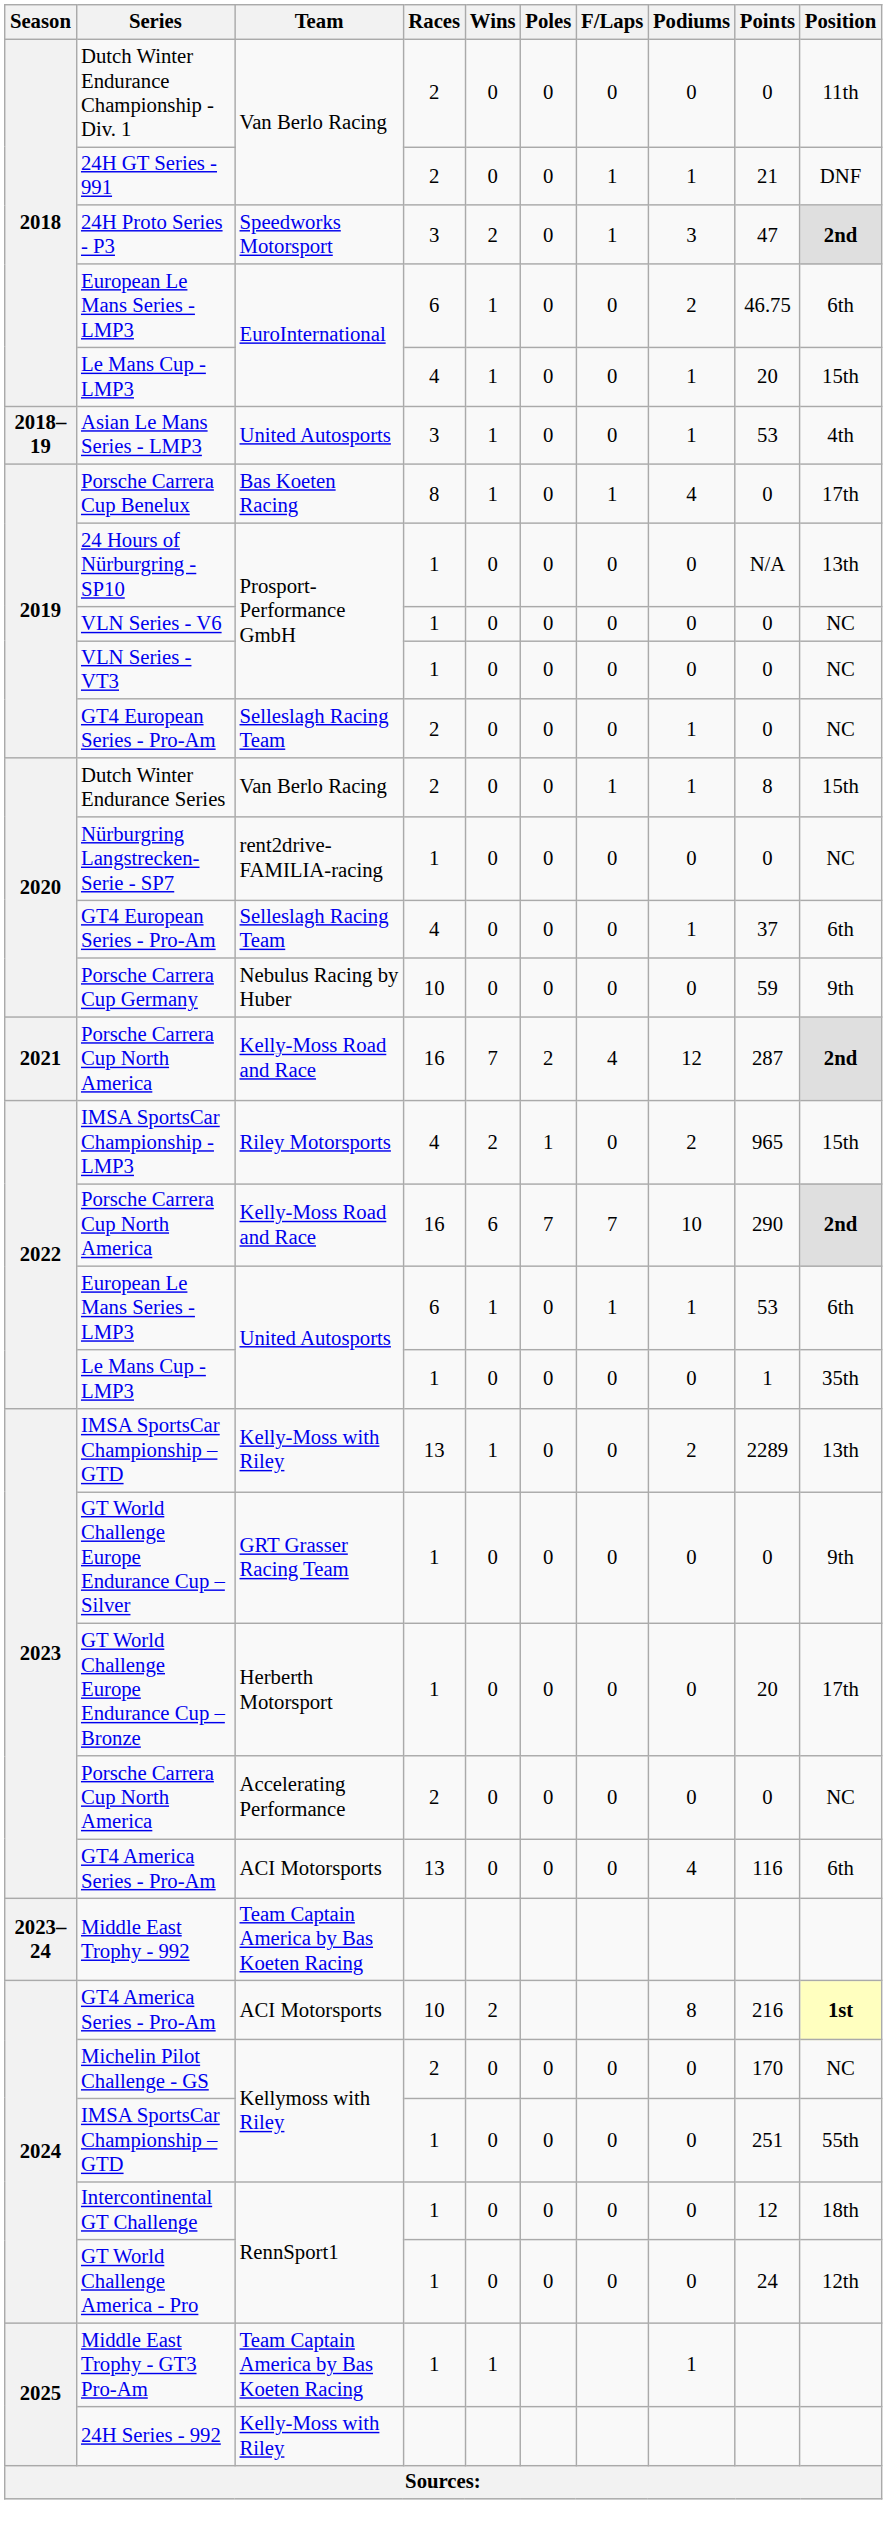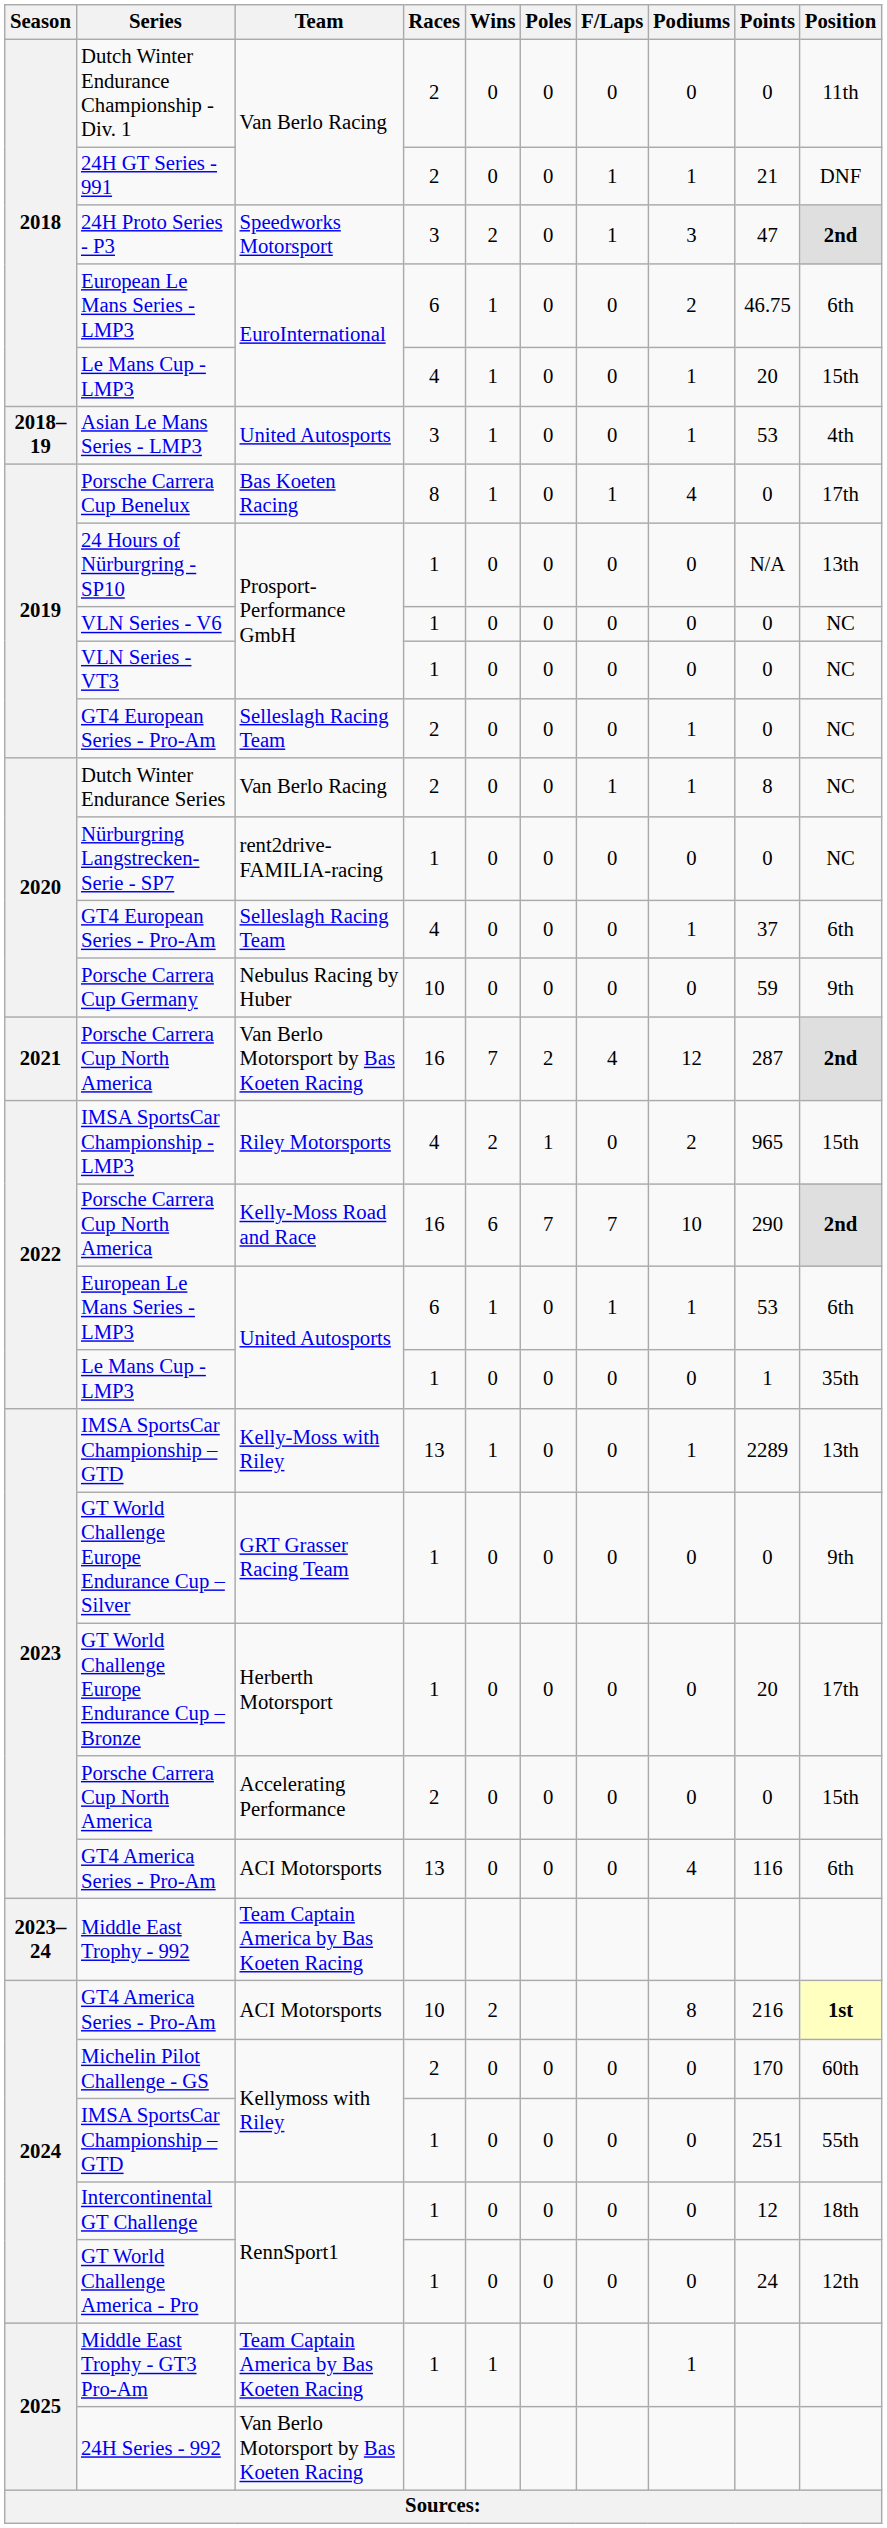(841, 787) 15th -> (841, 787) NC
(313, 1058) Kelly-Moss Road and Race -> (317, 1058) Van Berlo Motorsport by Bas Koeten Racing
(692, 1450) 2 -> (692, 1450) 1
(841, 1797) NC -> (841, 1797) 15th
(841, 2068) NC -> (841, 2068) 60th
(309, 2435) Kelly-Moss with Riley -> (317, 2448) Van Berlo Motorsport by Bas Koeten Racing
